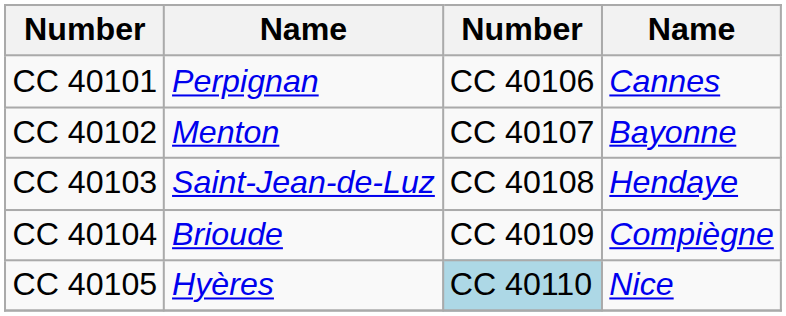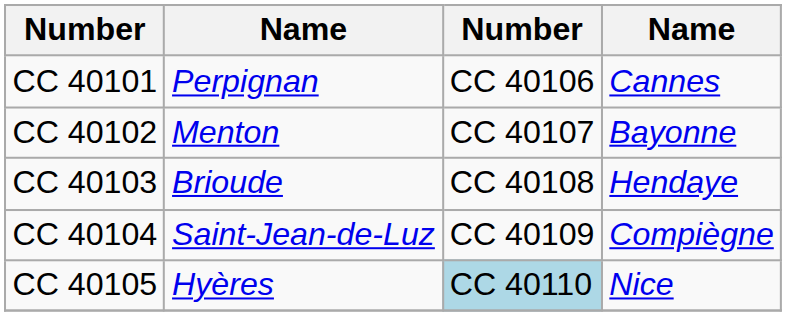(303, 183) Saint-Jean-de-Luz -> (227, 183) Brioude
(227, 234) Brioude -> (303, 234) Saint-Jean-de-Luz
